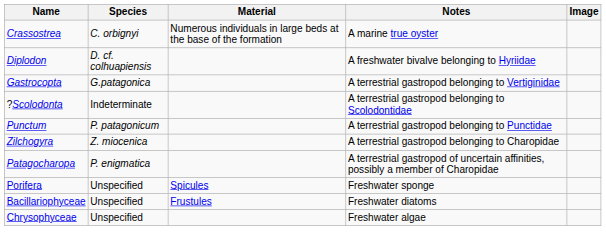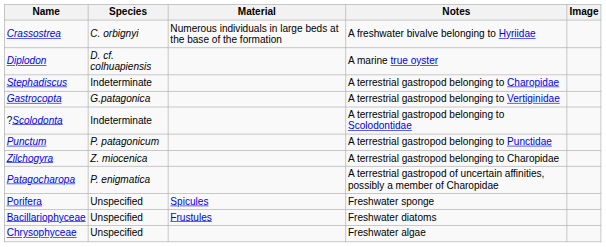(393, 34) A marine true oyster -> (442, 34) A freshwater bivalve belonging to Hyriidae
(442, 61) A freshwater bivalve belonging to Hyriidae -> (393, 61) A marine true oyster
+ row: (37, 83)
